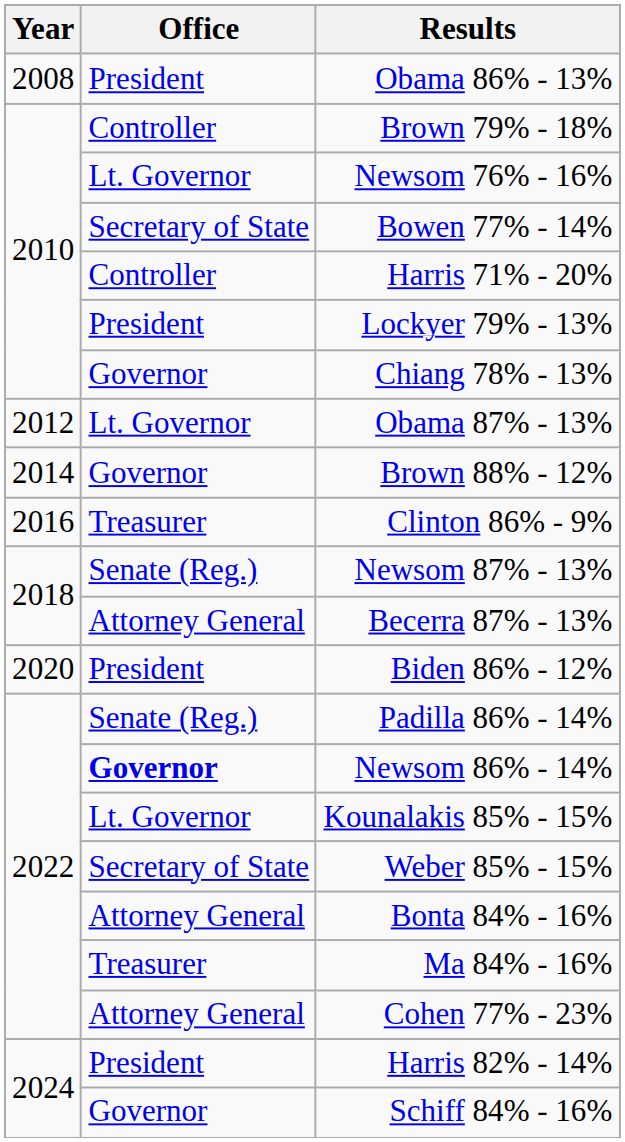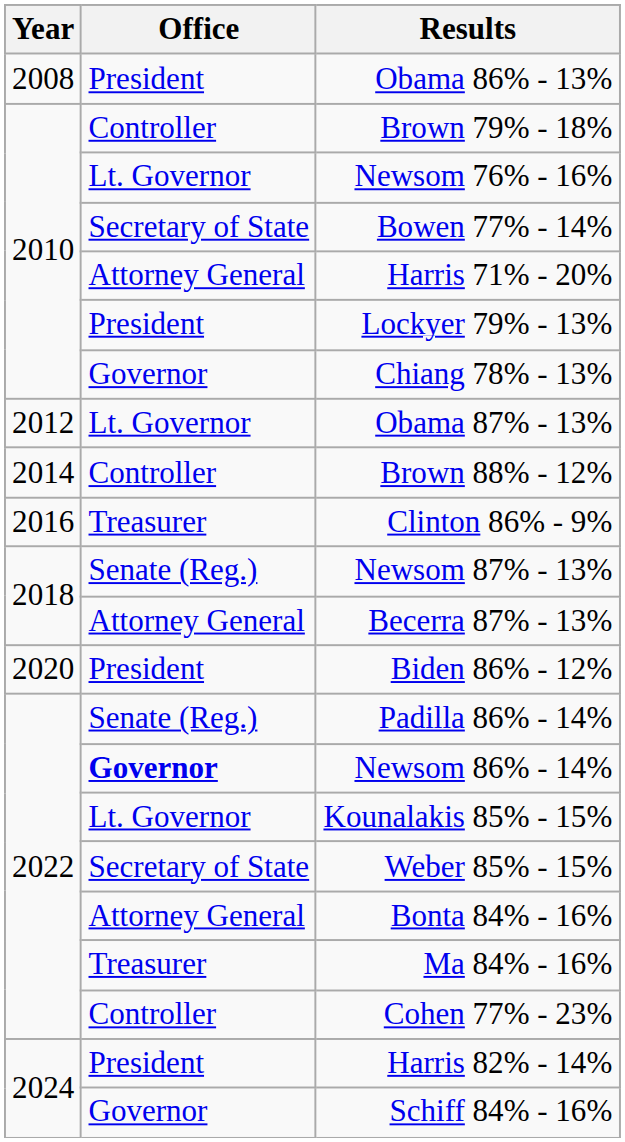(152, 275) Controller -> (197, 275) Attorney General
(148, 472) Governor -> (152, 472) Controller
(197, 1013) Attorney General -> (152, 1013) Controller
